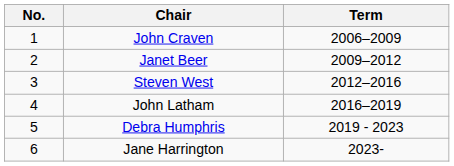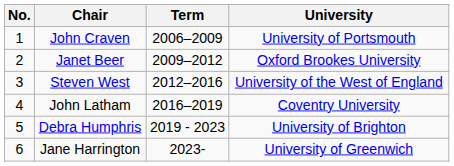+ column: (339, 15)
